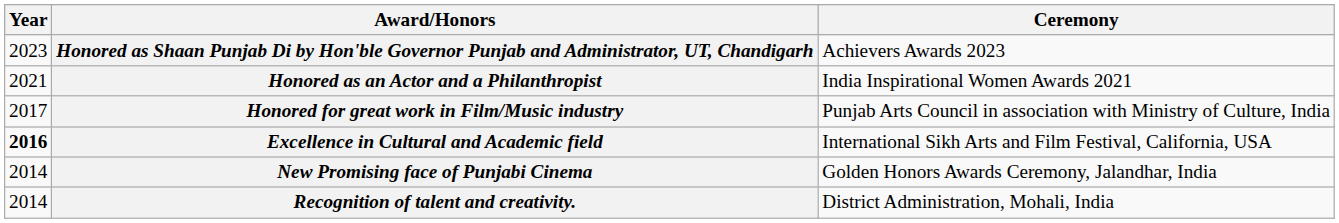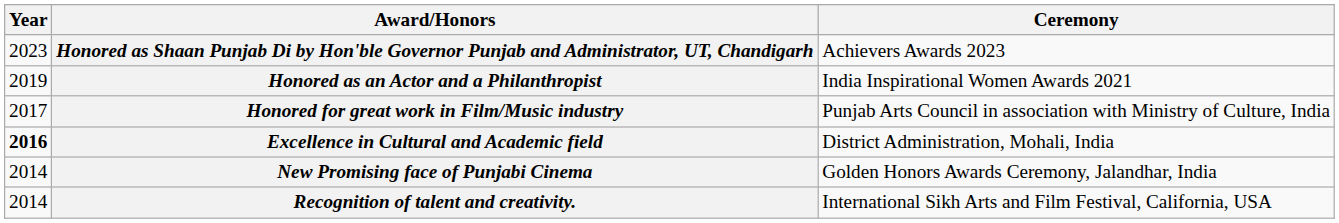(28, 80) 2021 -> (28, 80) 2019
(1047, 141) International Sikh Arts and Film Festival, California, USA -> (968, 141) District Administration, Mohali, India
(968, 202) District Administration, Mohali, India -> (1047, 202) International Sikh Arts and Film Festival, California, USA
